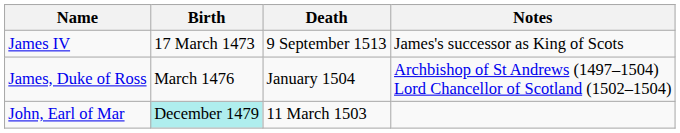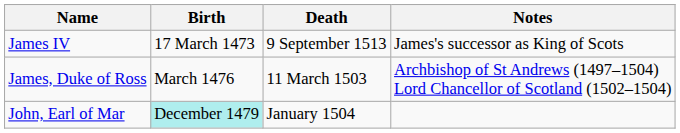(311, 79) January 1504 -> (317, 79) 11 March 1503
(317, 114) 11 March 1503 -> (311, 114) January 1504
